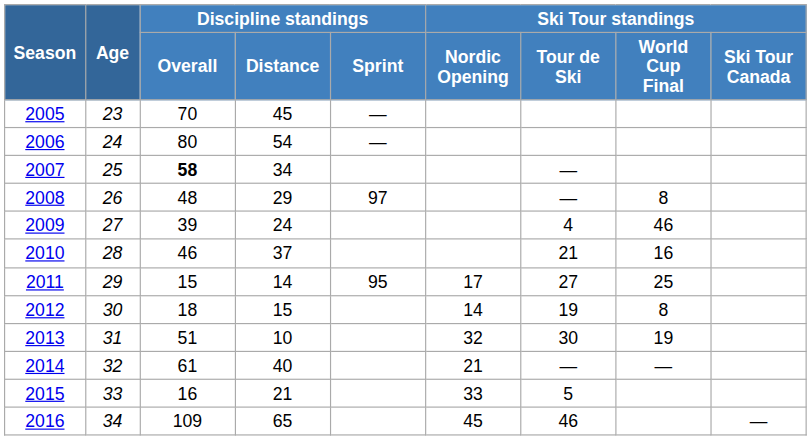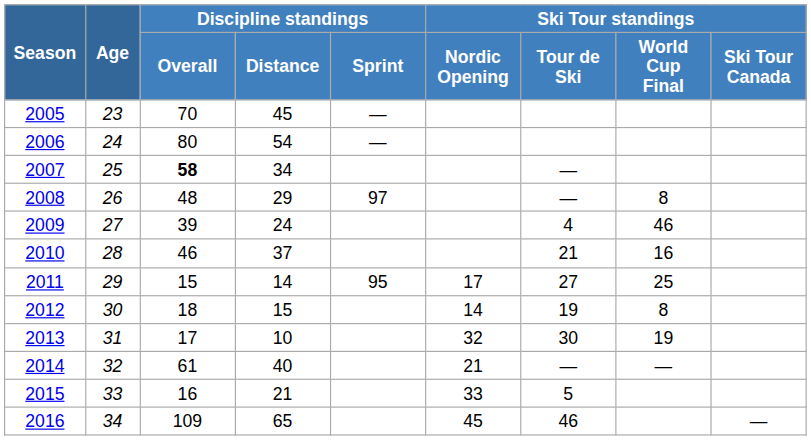(187, 337) 51 -> (187, 337) 17
